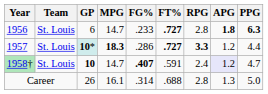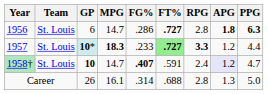(144, 30) .233 -> (144, 30) .286
(144, 47) .286 -> (144, 47) .233
(173, 47) no background -> (173, 47) lightgreen background
